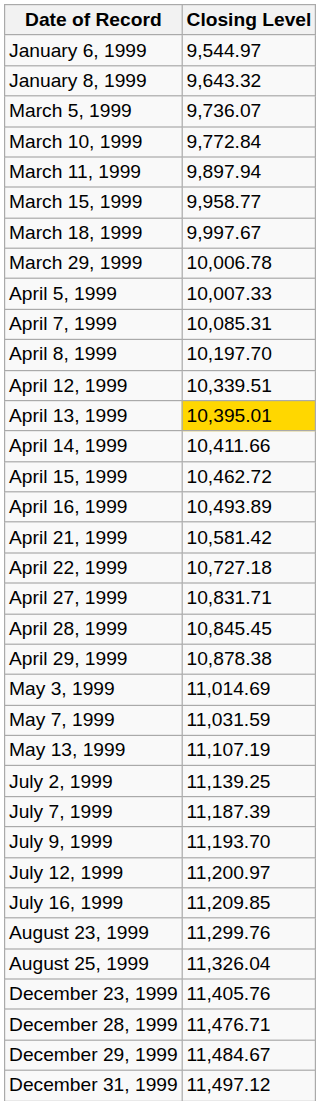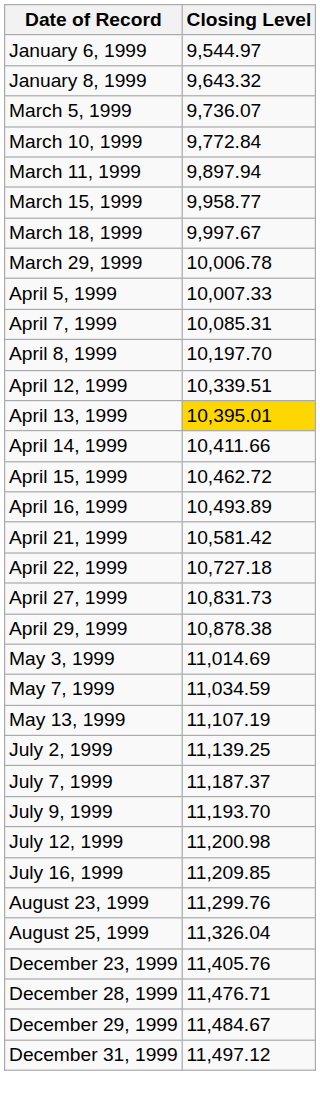(229, 598) 10,831.71 -> (229, 598) 10,831.73
- row: (68, 628)
(229, 720) 11,031.59 -> (229, 689) 11,034.59
(229, 811) 11,187.39 -> (229, 780) 11,187.37
(229, 872) 11,200.97 -> (229, 841) 11,200.98
